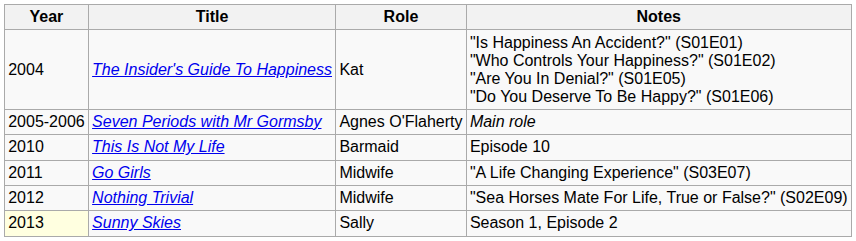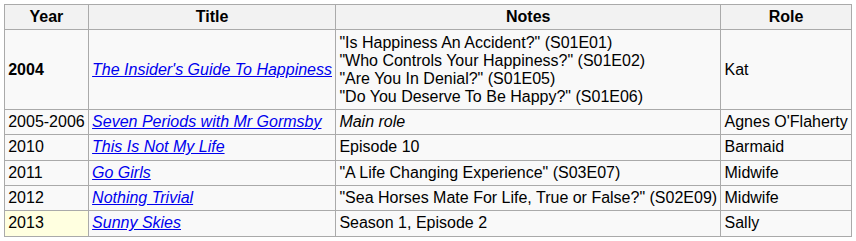columns swapped: (401, 17) <-> (659, 17)
(26, 69) normal -> (26, 69) bold
